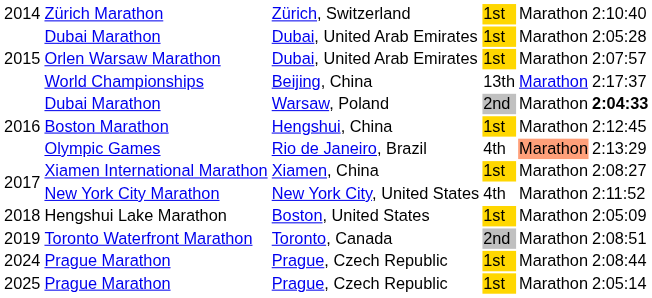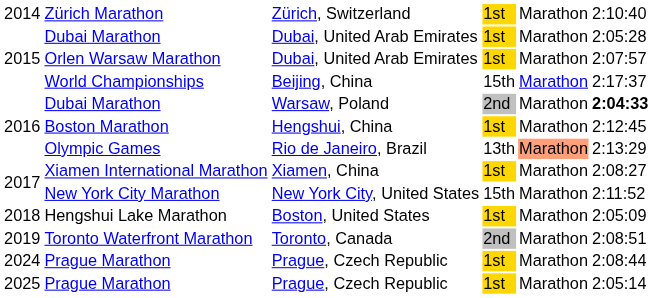(499, 81) 13th -> (499, 81) 15th
(495, 148) 4th -> (499, 148) 13th
(495, 193) 4th -> (499, 193) 15th
